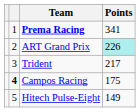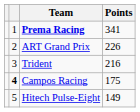(113, 46) paleturquoise background -> (113, 46) no background
(113, 63) 217 -> (113, 63) 216
